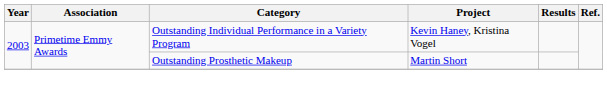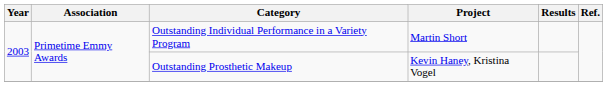(460, 36) Kevin Haney, Kristina Vogel -> (439, 36) Martin Short
(439, 60) Martin Short -> (460, 66) Kevin Haney, Kristina Vogel
